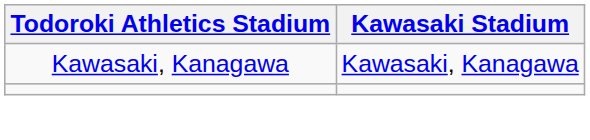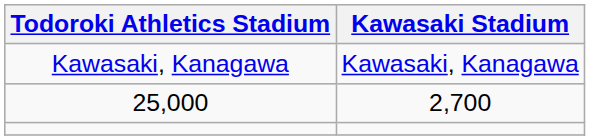+ row: (170, 102)
